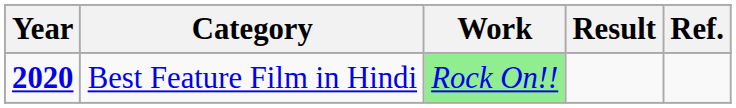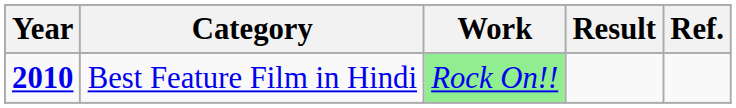(43, 77) 2020 -> (43, 77) 2010
